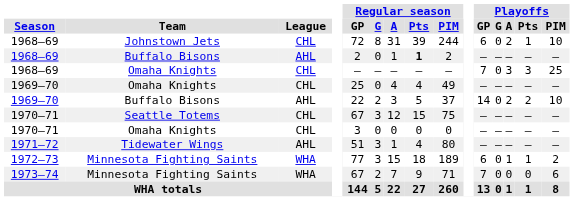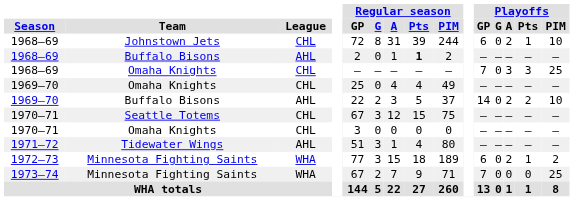(509, 159) 1 -> (509, 159) 2
(556, 174) 6 -> (556, 174) 25
